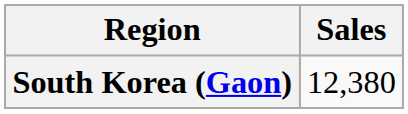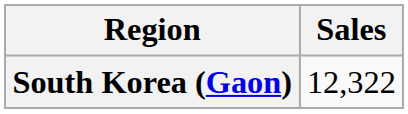(351, 81) 12,380 -> (351, 81) 12,322
